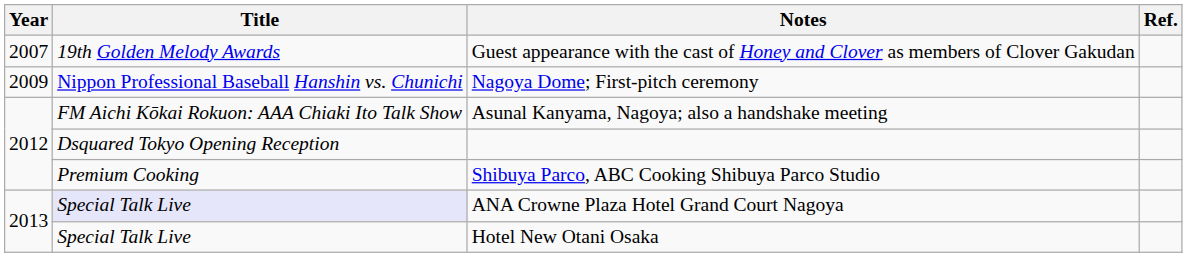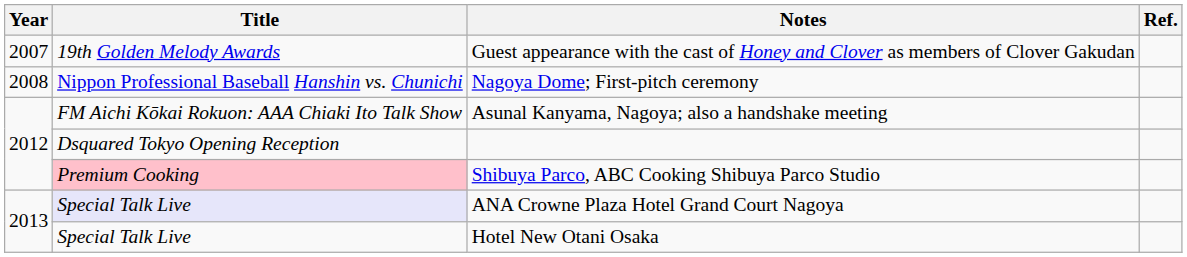(29, 81) 2009 -> (29, 81) 2008
(128, 174) no background -> (128, 174) pink background
